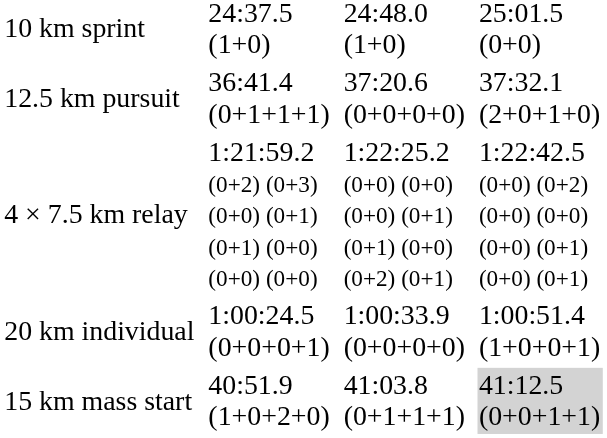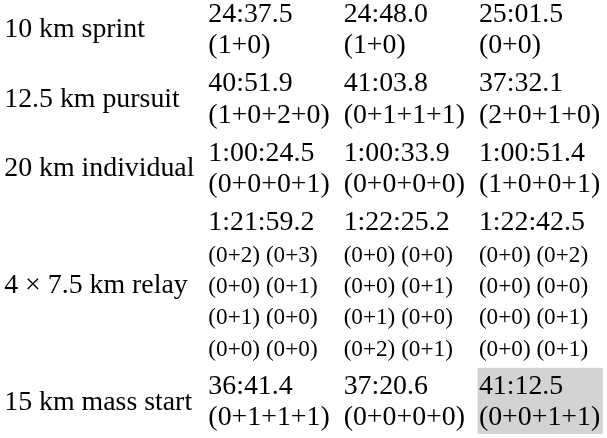(269, 97) 36:41.4 (0+1+1+1) -> (269, 97) 40:51.9 (1+0+2+0)
(404, 97) 37:20.6 (0+0+0+0) -> (404, 97) 41:03.8 (0+1+1+1)
rows swapped: (99, 330) <-> (96, 214)
(269, 400) 40:51.9 (1+0+2+0) -> (269, 400) 36:41.4 (0+1+1+1)
(404, 400) 41:03.8 (0+1+1+1) -> (404, 400) 37:20.6 (0+0+0+0)
